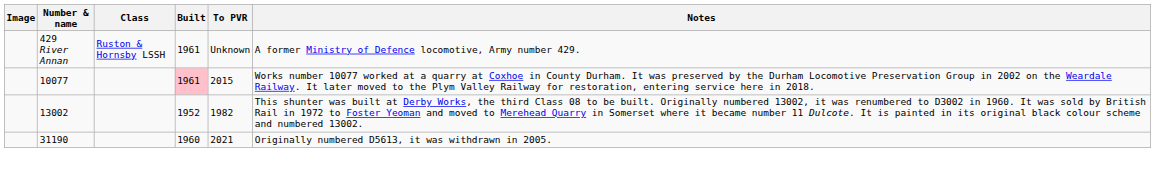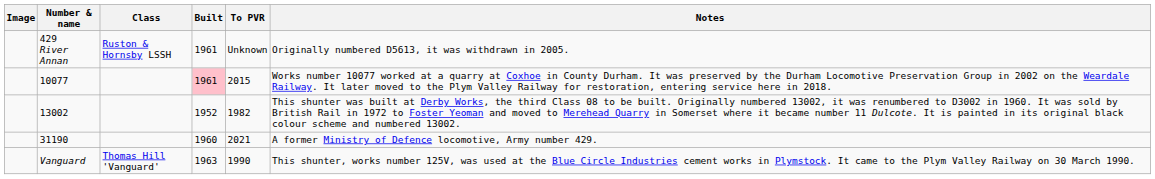(418, 49) A former Ministry of Defence locomotive, Army number 429. -> (421, 49) Originally numbered D5613, it was withdrawn in 2005.
(403, 140) Originally numbered D5613, it was withdrawn in 2005. -> (435, 140) A former Ministry of Defence locomotive, Army number 429.
+ row: (63, 161)
